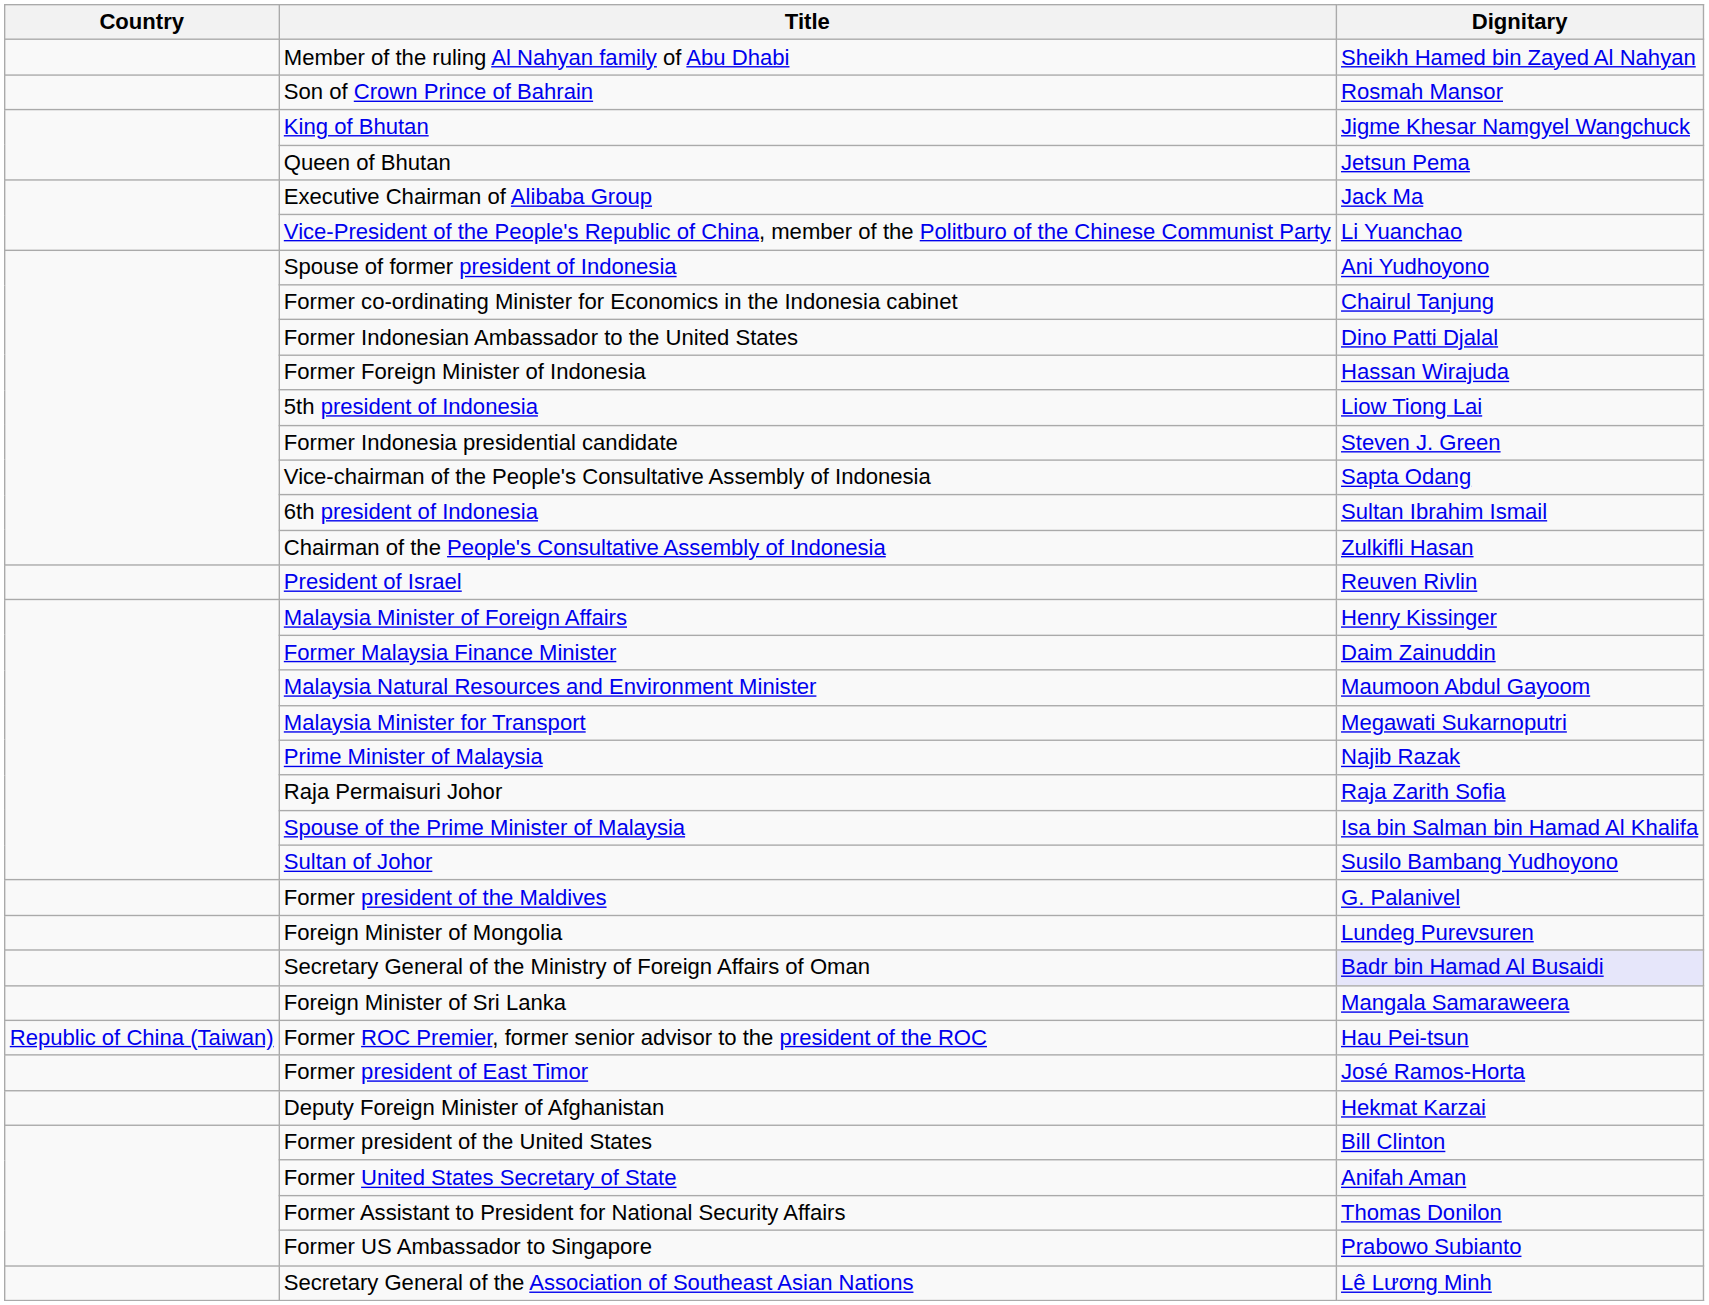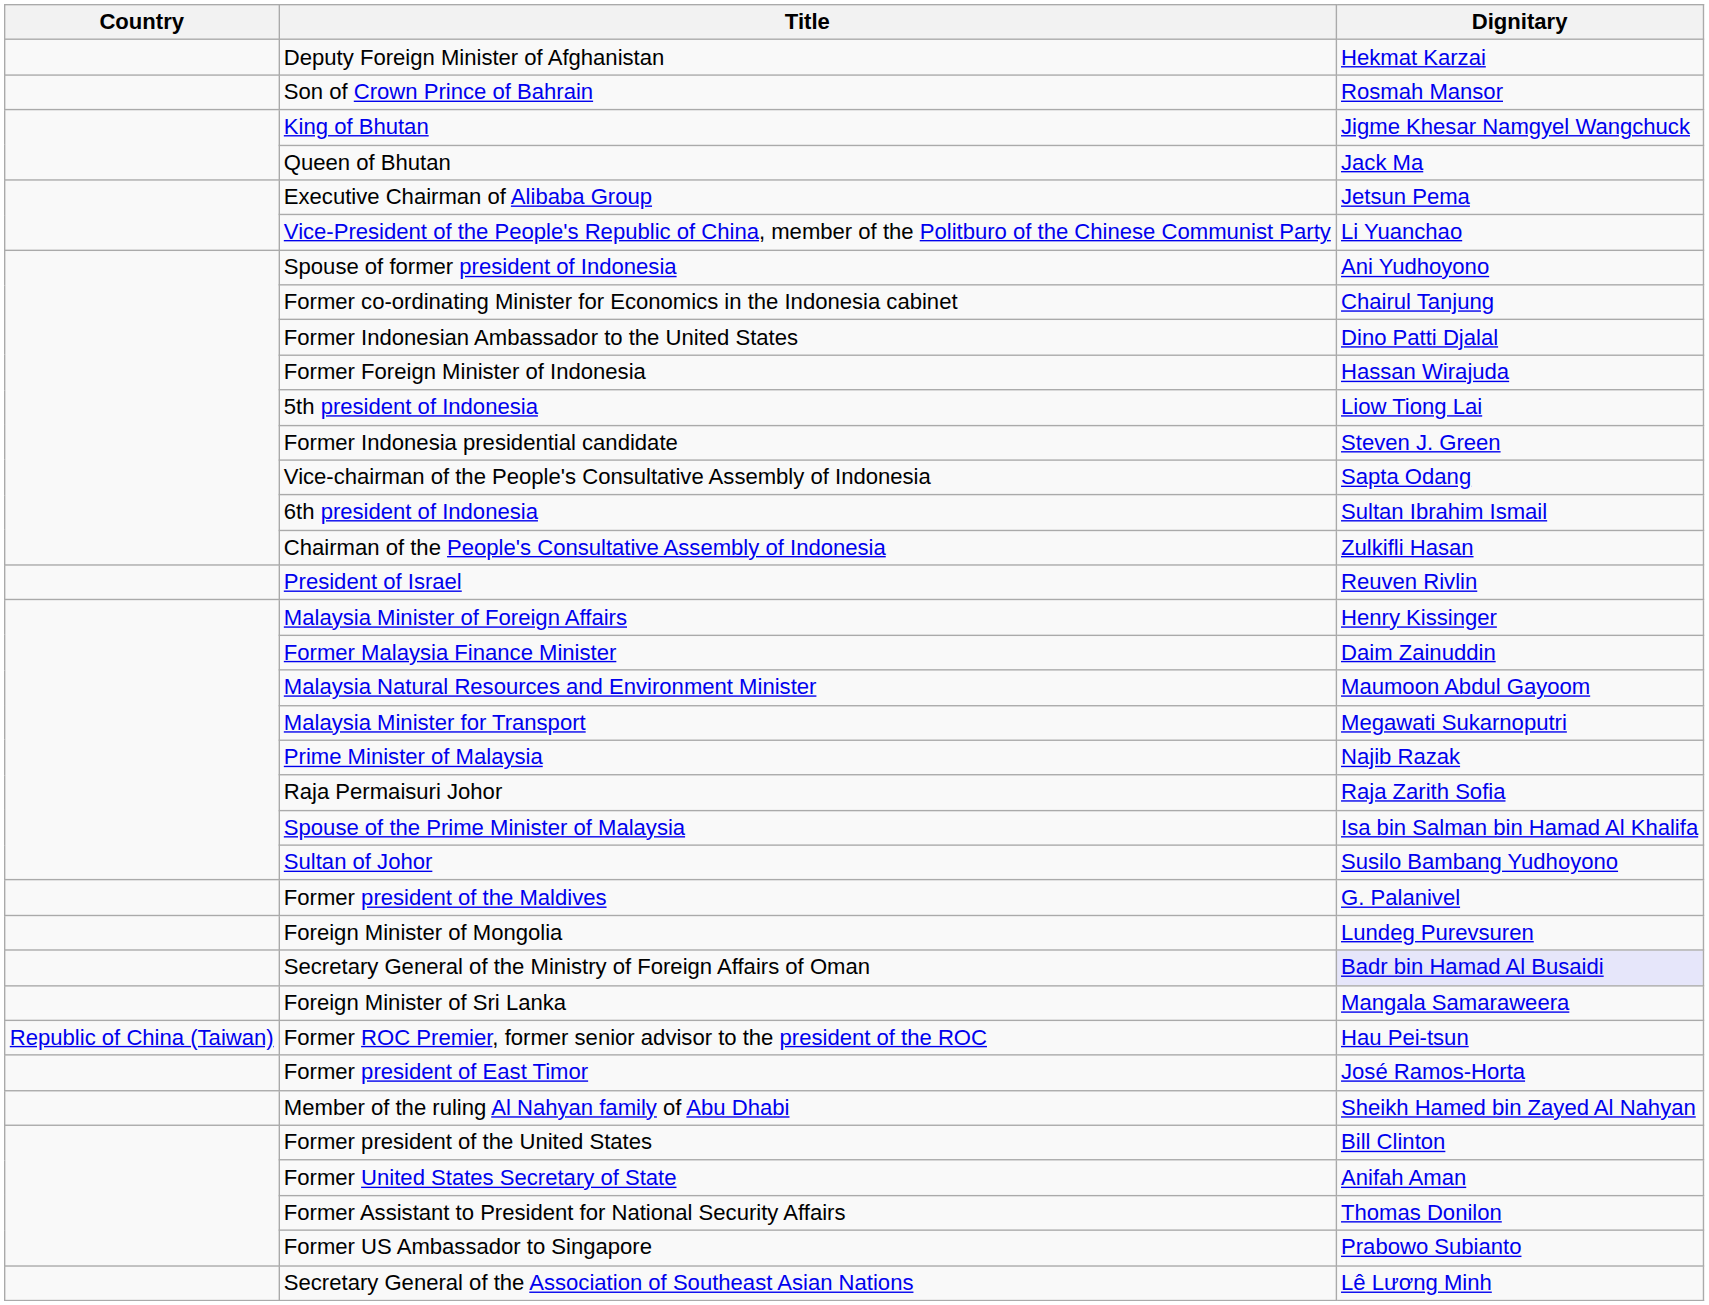rows swapped: (474, 1107) <-> (537, 57)
(1405, 162) Jetsun Pema -> (1382, 162) Jack Ma
(1382, 197) Jack Ma -> (1405, 197) Jetsun Pema
